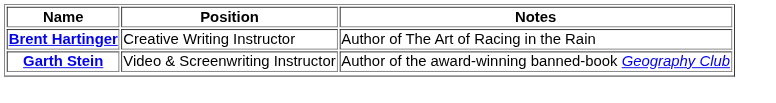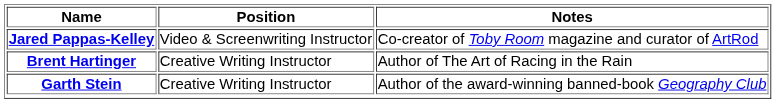+ row: (81, 39)
(230, 61) Video & Screenwriting Instructor -> (246, 84) Creative Writing Instructor
